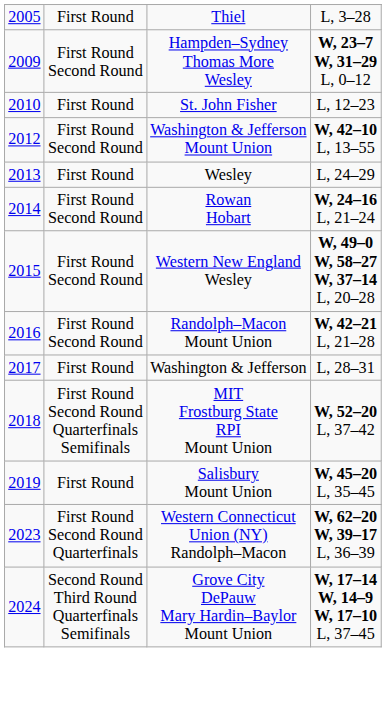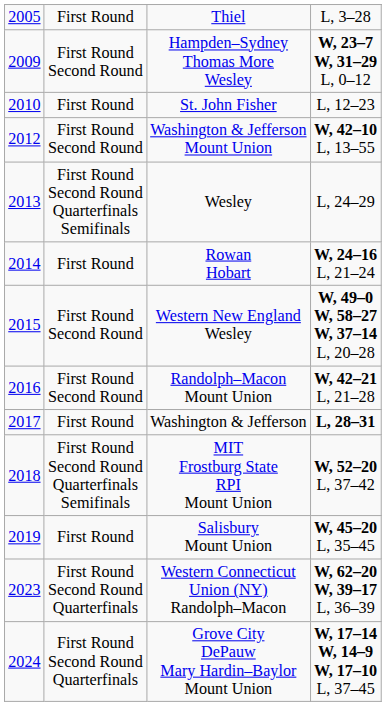(95, 174) First Round -> (95, 201) First Round Second Round Quarterfinals Semifinals
(95, 209) First Round Second Round -> (95, 263) First Round
(346, 367) normal -> (346, 422) bold
(95, 606) Second Round Third Round Quarterfinals Semifinals -> (95, 661) First Round Second Round Quarterfinals
